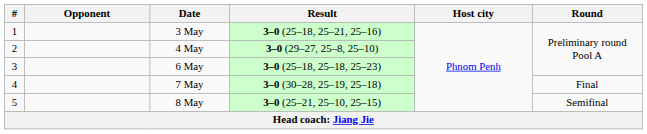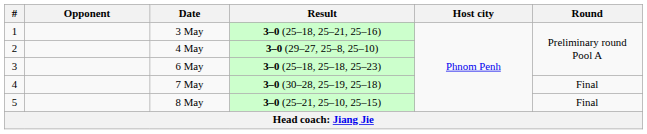(587, 102) Semifinal -> (587, 102) Final
